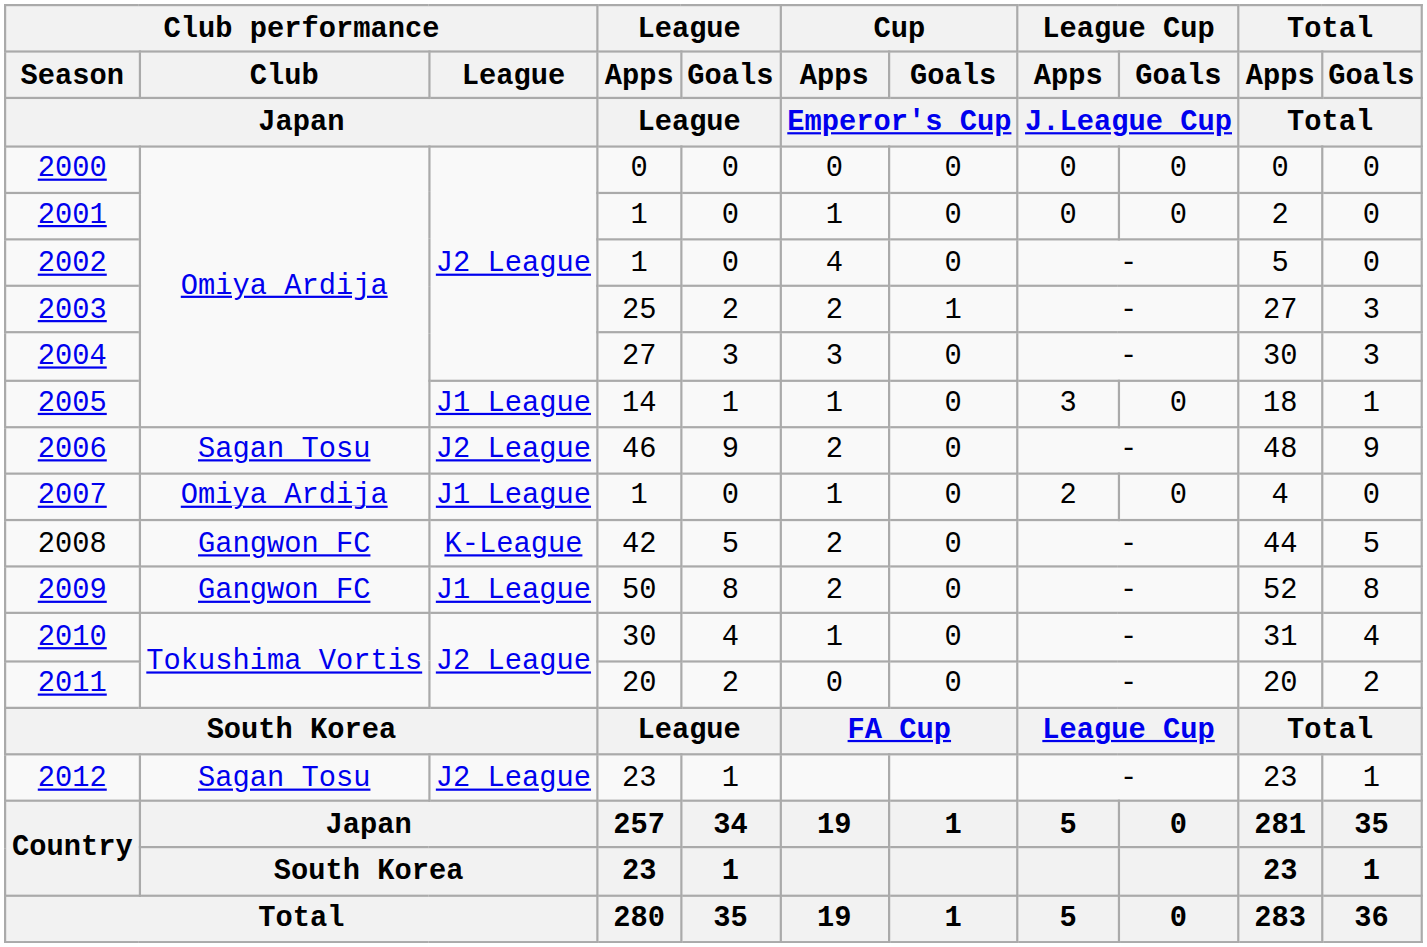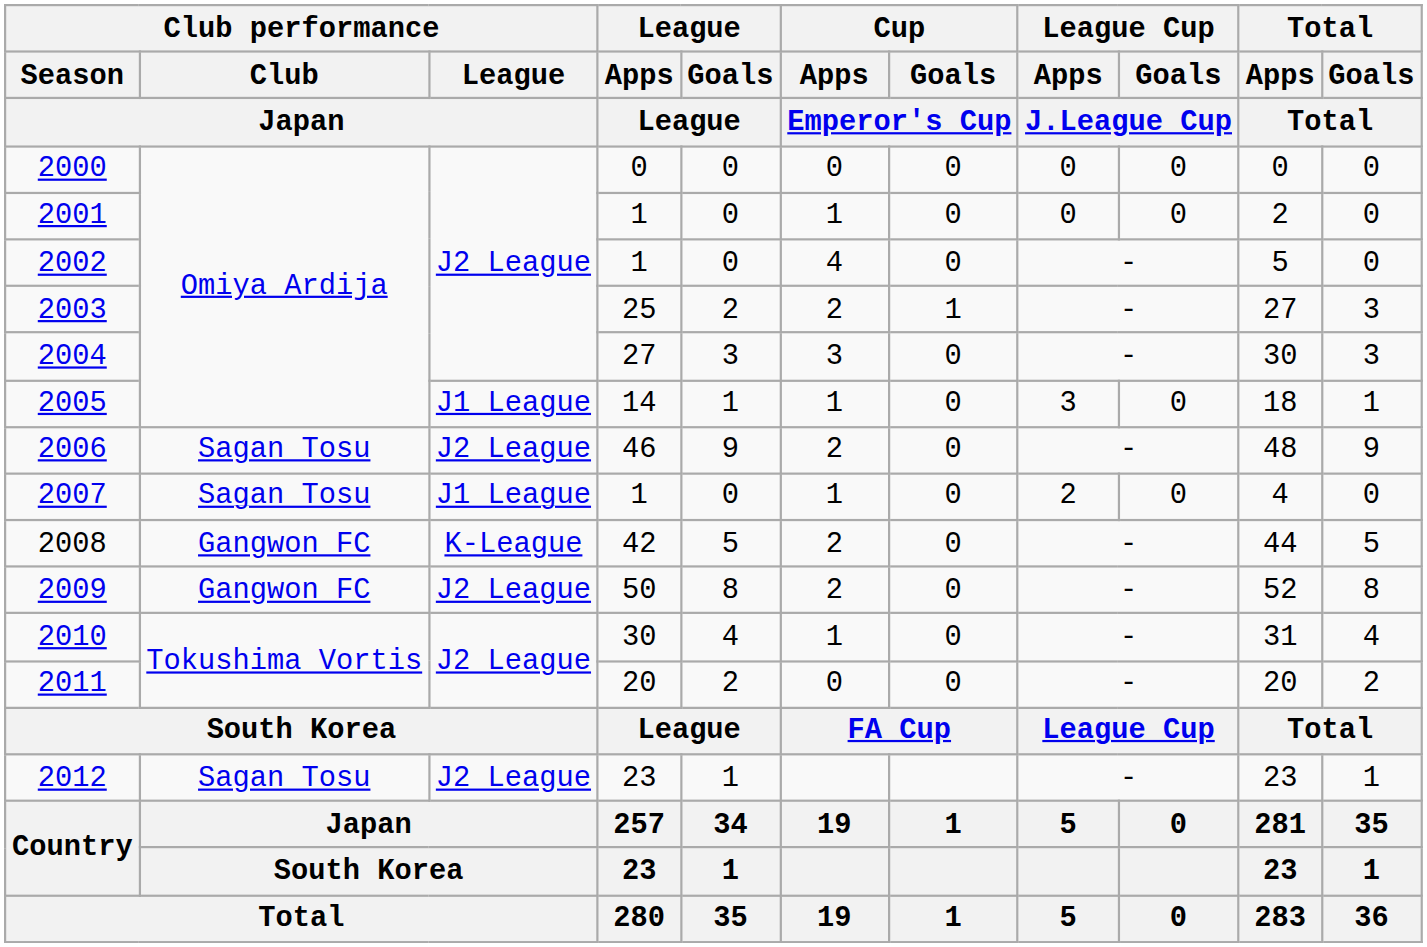(284, 497) Omiya Ardija -> (284, 497) Sagan Tosu
(513, 590) J1 League -> (513, 590) J2 League
